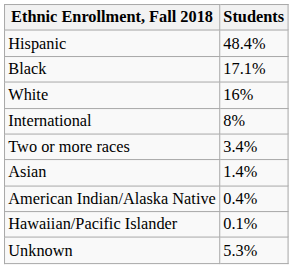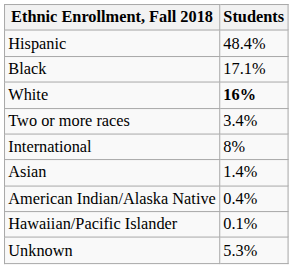(238, 95) normal -> (240, 95) bold
rows swapped: (50, 120) <-> (69, 146)
